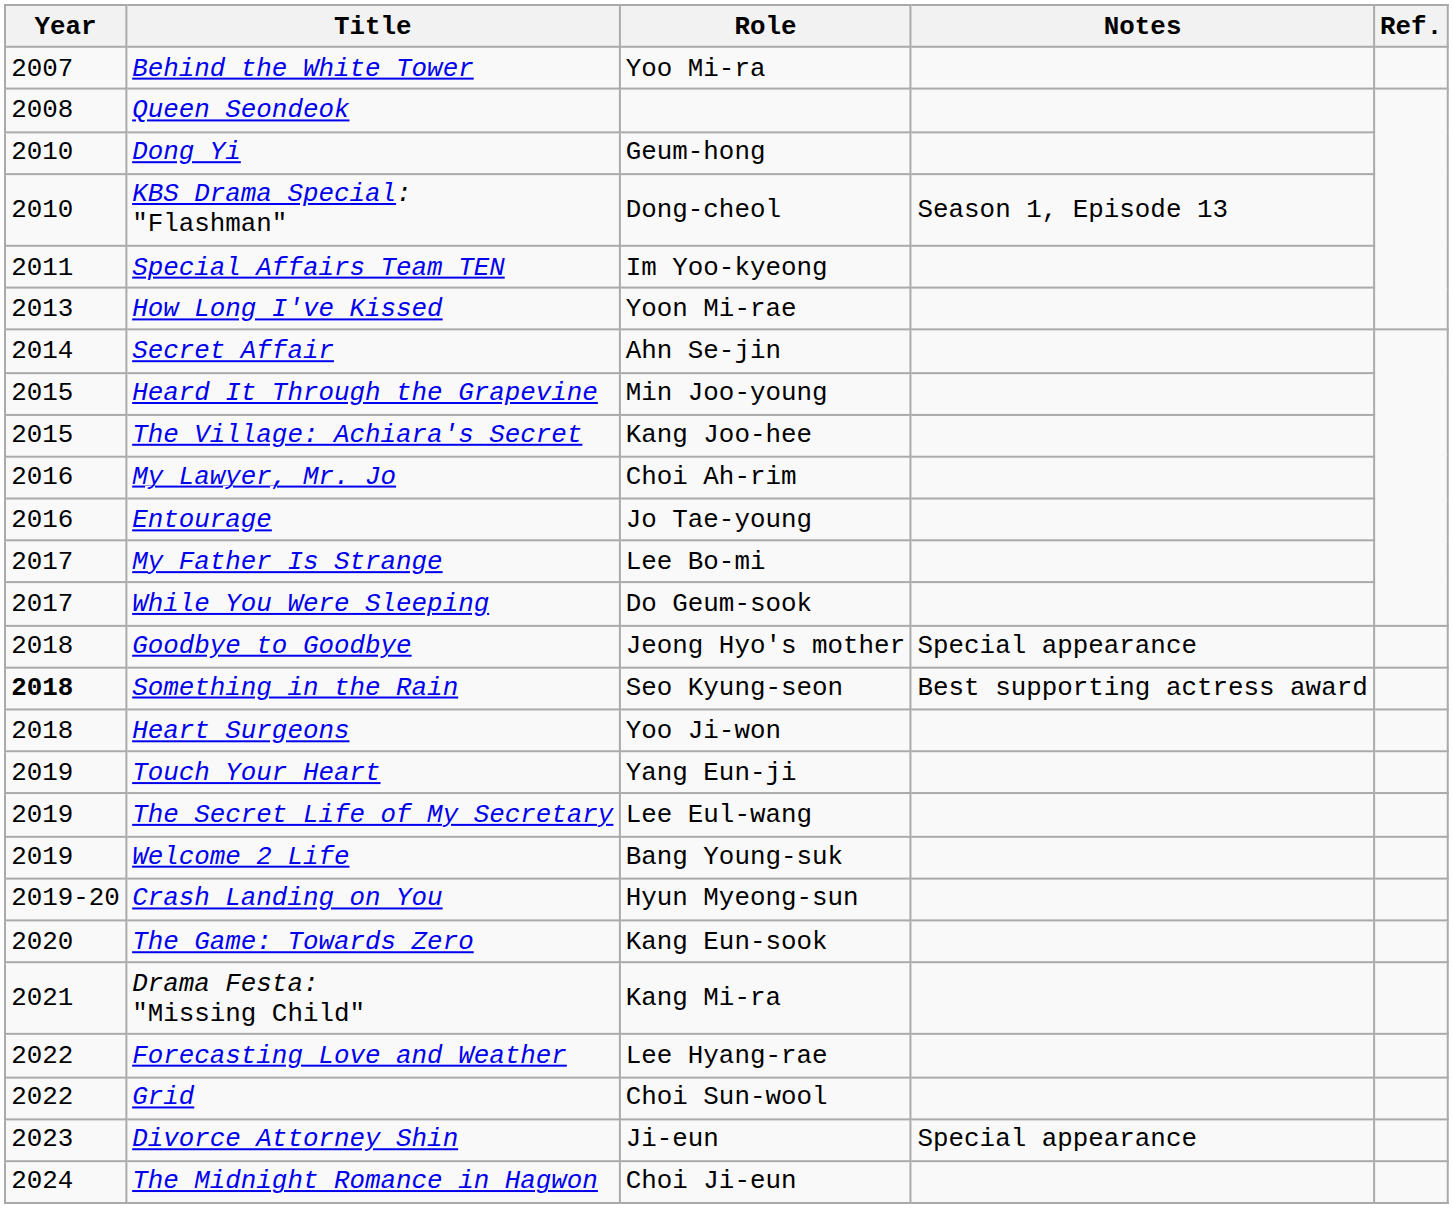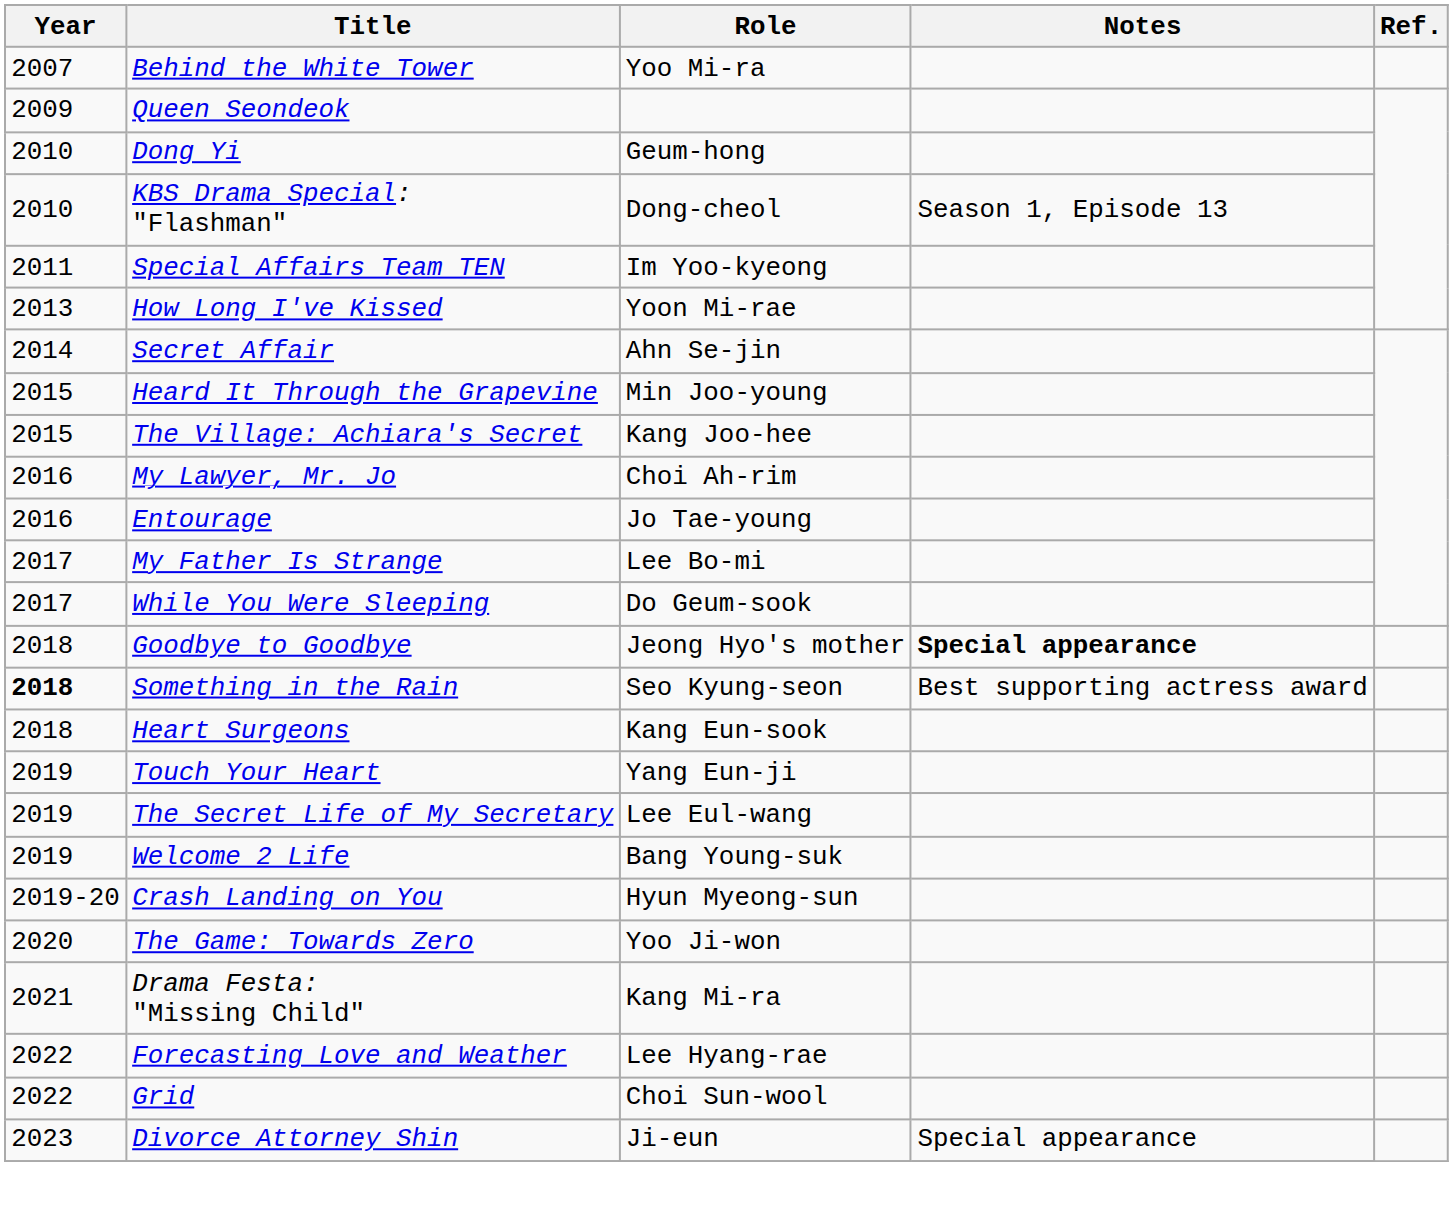(42, 110) 2008 -> (42, 110) 2009
(1057, 646) normal -> (1057, 646) bold
(703, 731) Yoo Ji-won -> (727, 731) Kang Eun-sook
(727, 941) Kang Eun-sook -> (703, 941) Yoo Ji-won
- row: (365, 1182)
